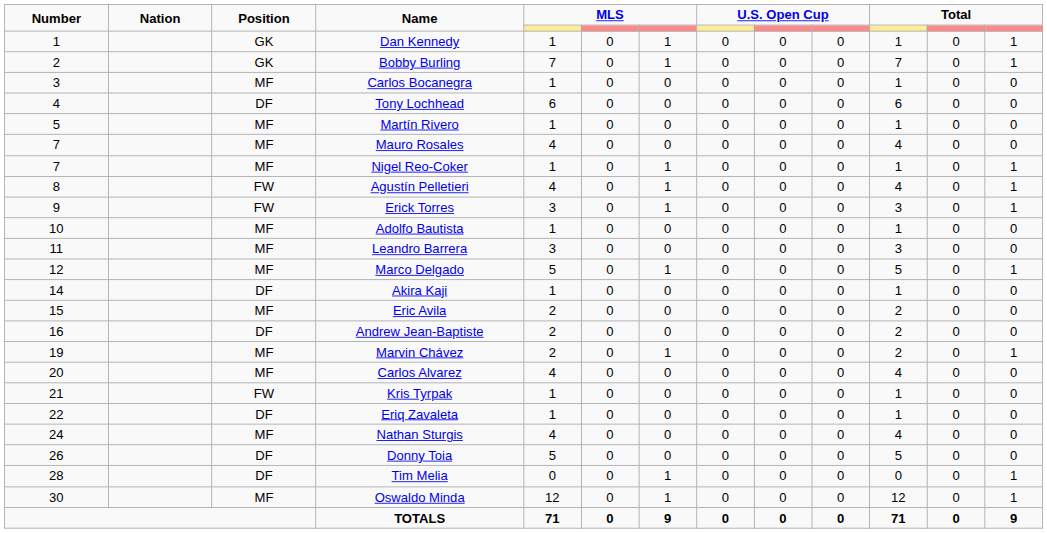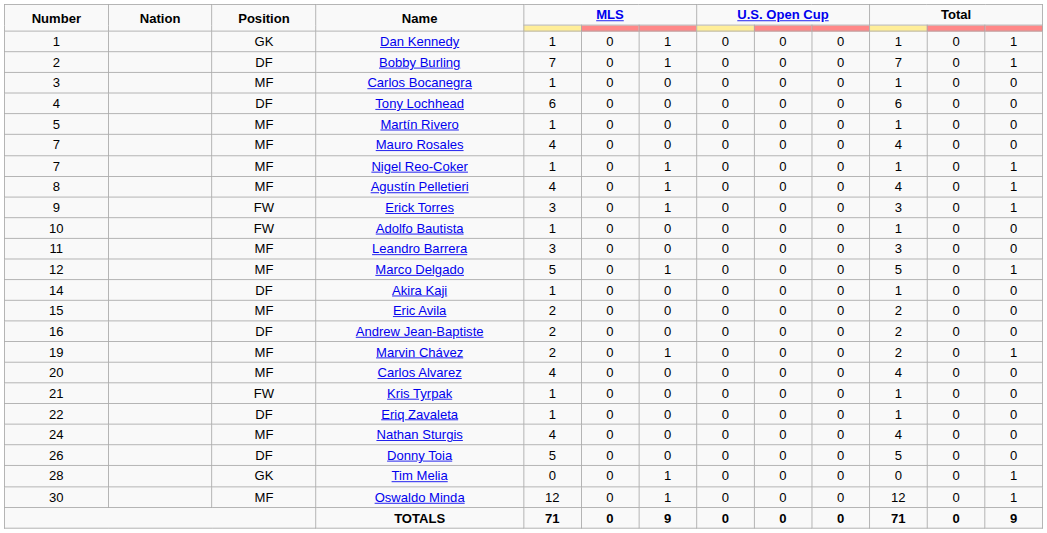(264, 62) GK -> (264, 62) DF
(264, 187) FW -> (264, 187) MF
(264, 228) MF -> (264, 228) FW
(264, 476) DF -> (264, 476) GK
